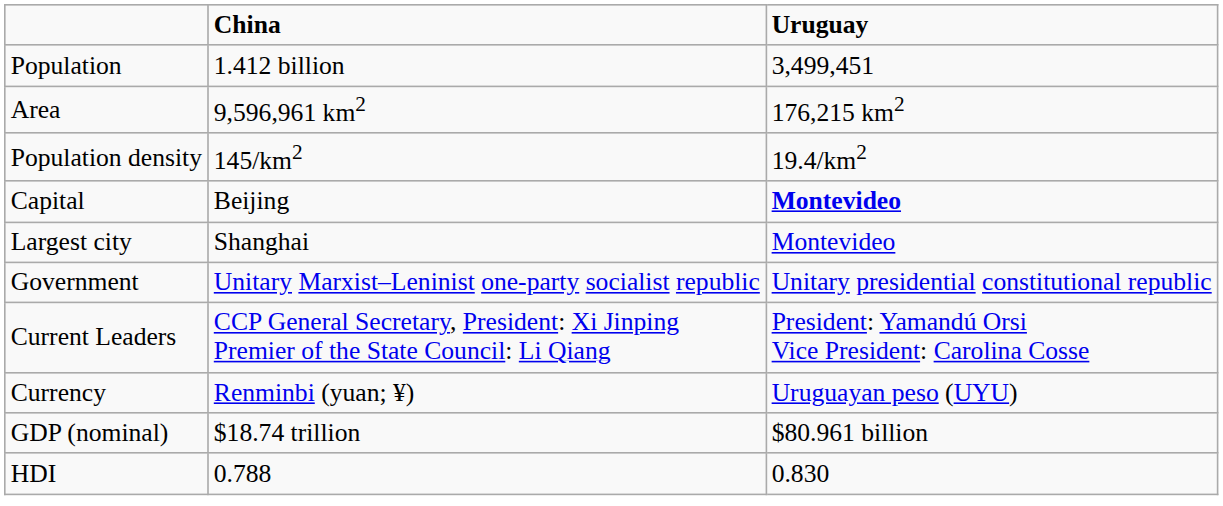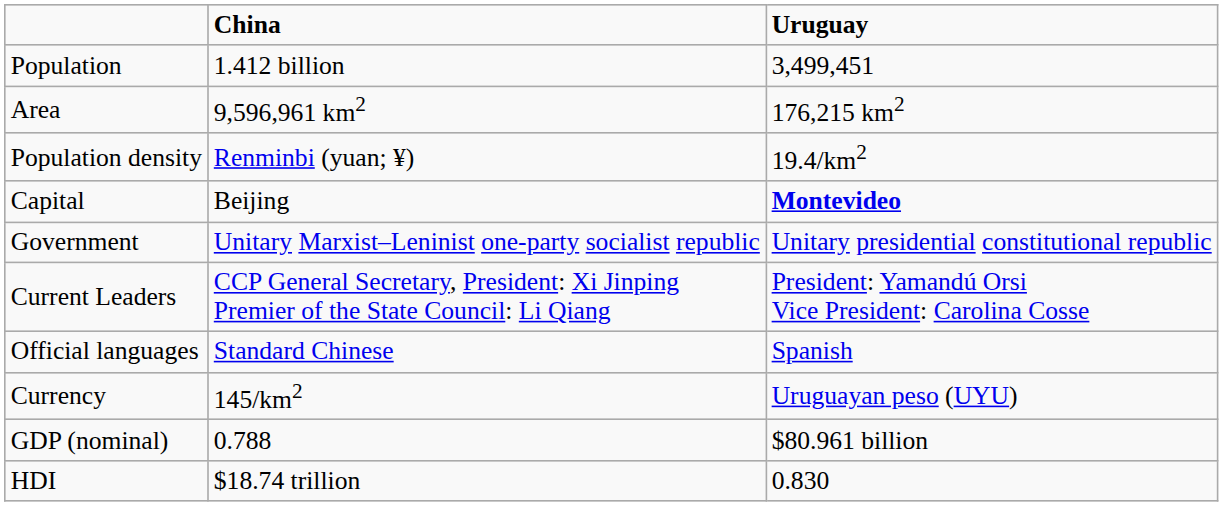(258, 156) 145/km2 -> (314, 156) Renminbi (yuan; ¥)
- row: (71, 241)
+ row: (105, 351)
(314, 392) Renminbi (yuan; ¥) -> (258, 395) 145/km2
(287, 432) $18.74 trillion -> (243, 439) 0.788
(243, 473) 0.788 -> (287, 480) $18.74 trillion
